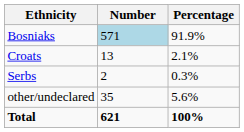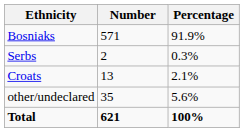(110, 35) lightblue background -> (110, 35) no background
rows swapped: (24, 55) <-> (22, 76)
